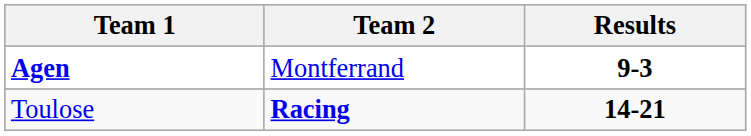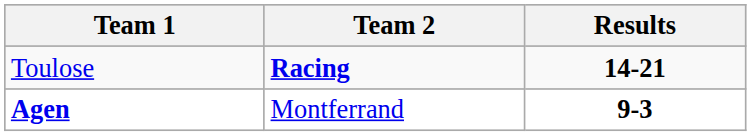rows swapped: (53, 109) <-> (40, 67)
